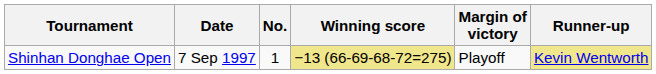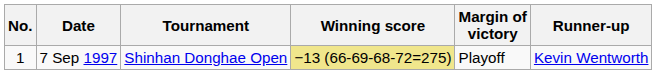columns swapped: (275, 25) <-> (90, 25)
(591, 58) khaki background -> (591, 58) no background
